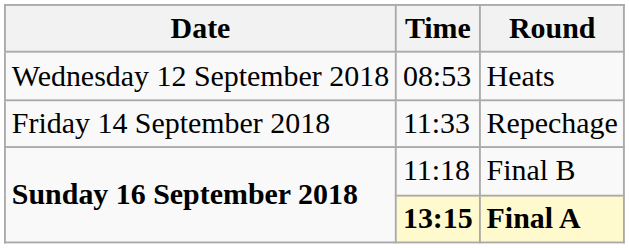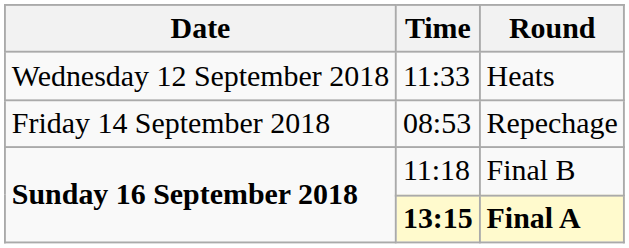(437, 75) 08:53 -> (436, 75) 11:33
(436, 123) 11:33 -> (437, 123) 08:53
